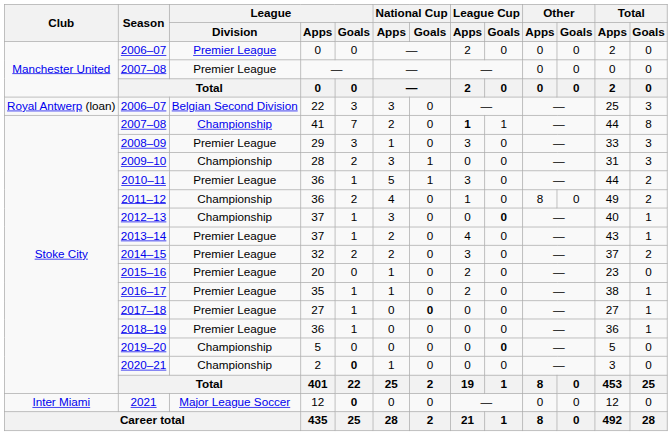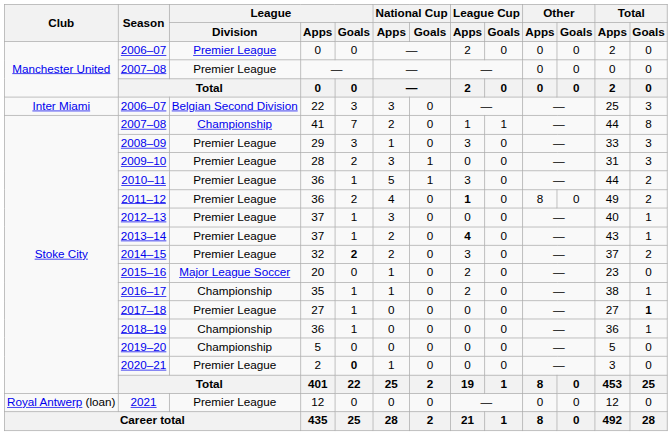(61, 106) Royal Antwerp (loan) -> (61, 106) Inter Miami
(468, 124) bold -> (468, 124) normal
(235, 161) Championship -> (235, 161) Premier League
(235, 198) Championship -> (235, 198) Premier League
(468, 198) normal -> (468, 198) bold
(235, 217) Championship -> (235, 217) Premier League
(504, 217) bold -> (504, 217) normal
(468, 236) normal -> (468, 236) bold
(354, 254) normal -> (354, 254) bold
(235, 273) Premier League -> (235, 273) Major League Soccer
(235, 291) Premier League -> (235, 291) Championship
(430, 310) bold -> (430, 310) normal
(649, 310) normal -> (649, 310) bold
(235, 328) Premier League -> (235, 328) Championship
(504, 347) bold -> (504, 347) normal
(235, 365) Championship -> (235, 365) Premier League
(61, 402) Inter Miami -> (61, 402) Royal Antwerp (loan)
(235, 402) Major League Soccer -> (235, 402) Premier League
(354, 402) bold -> (354, 402) normal
